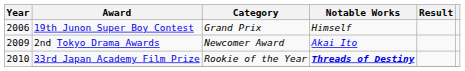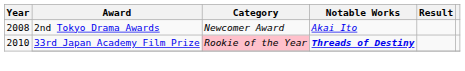- row: (114, 28)
(18, 43) 2009 -> (18, 28) 2008
(256, 58) no background -> (256, 43) pink background
